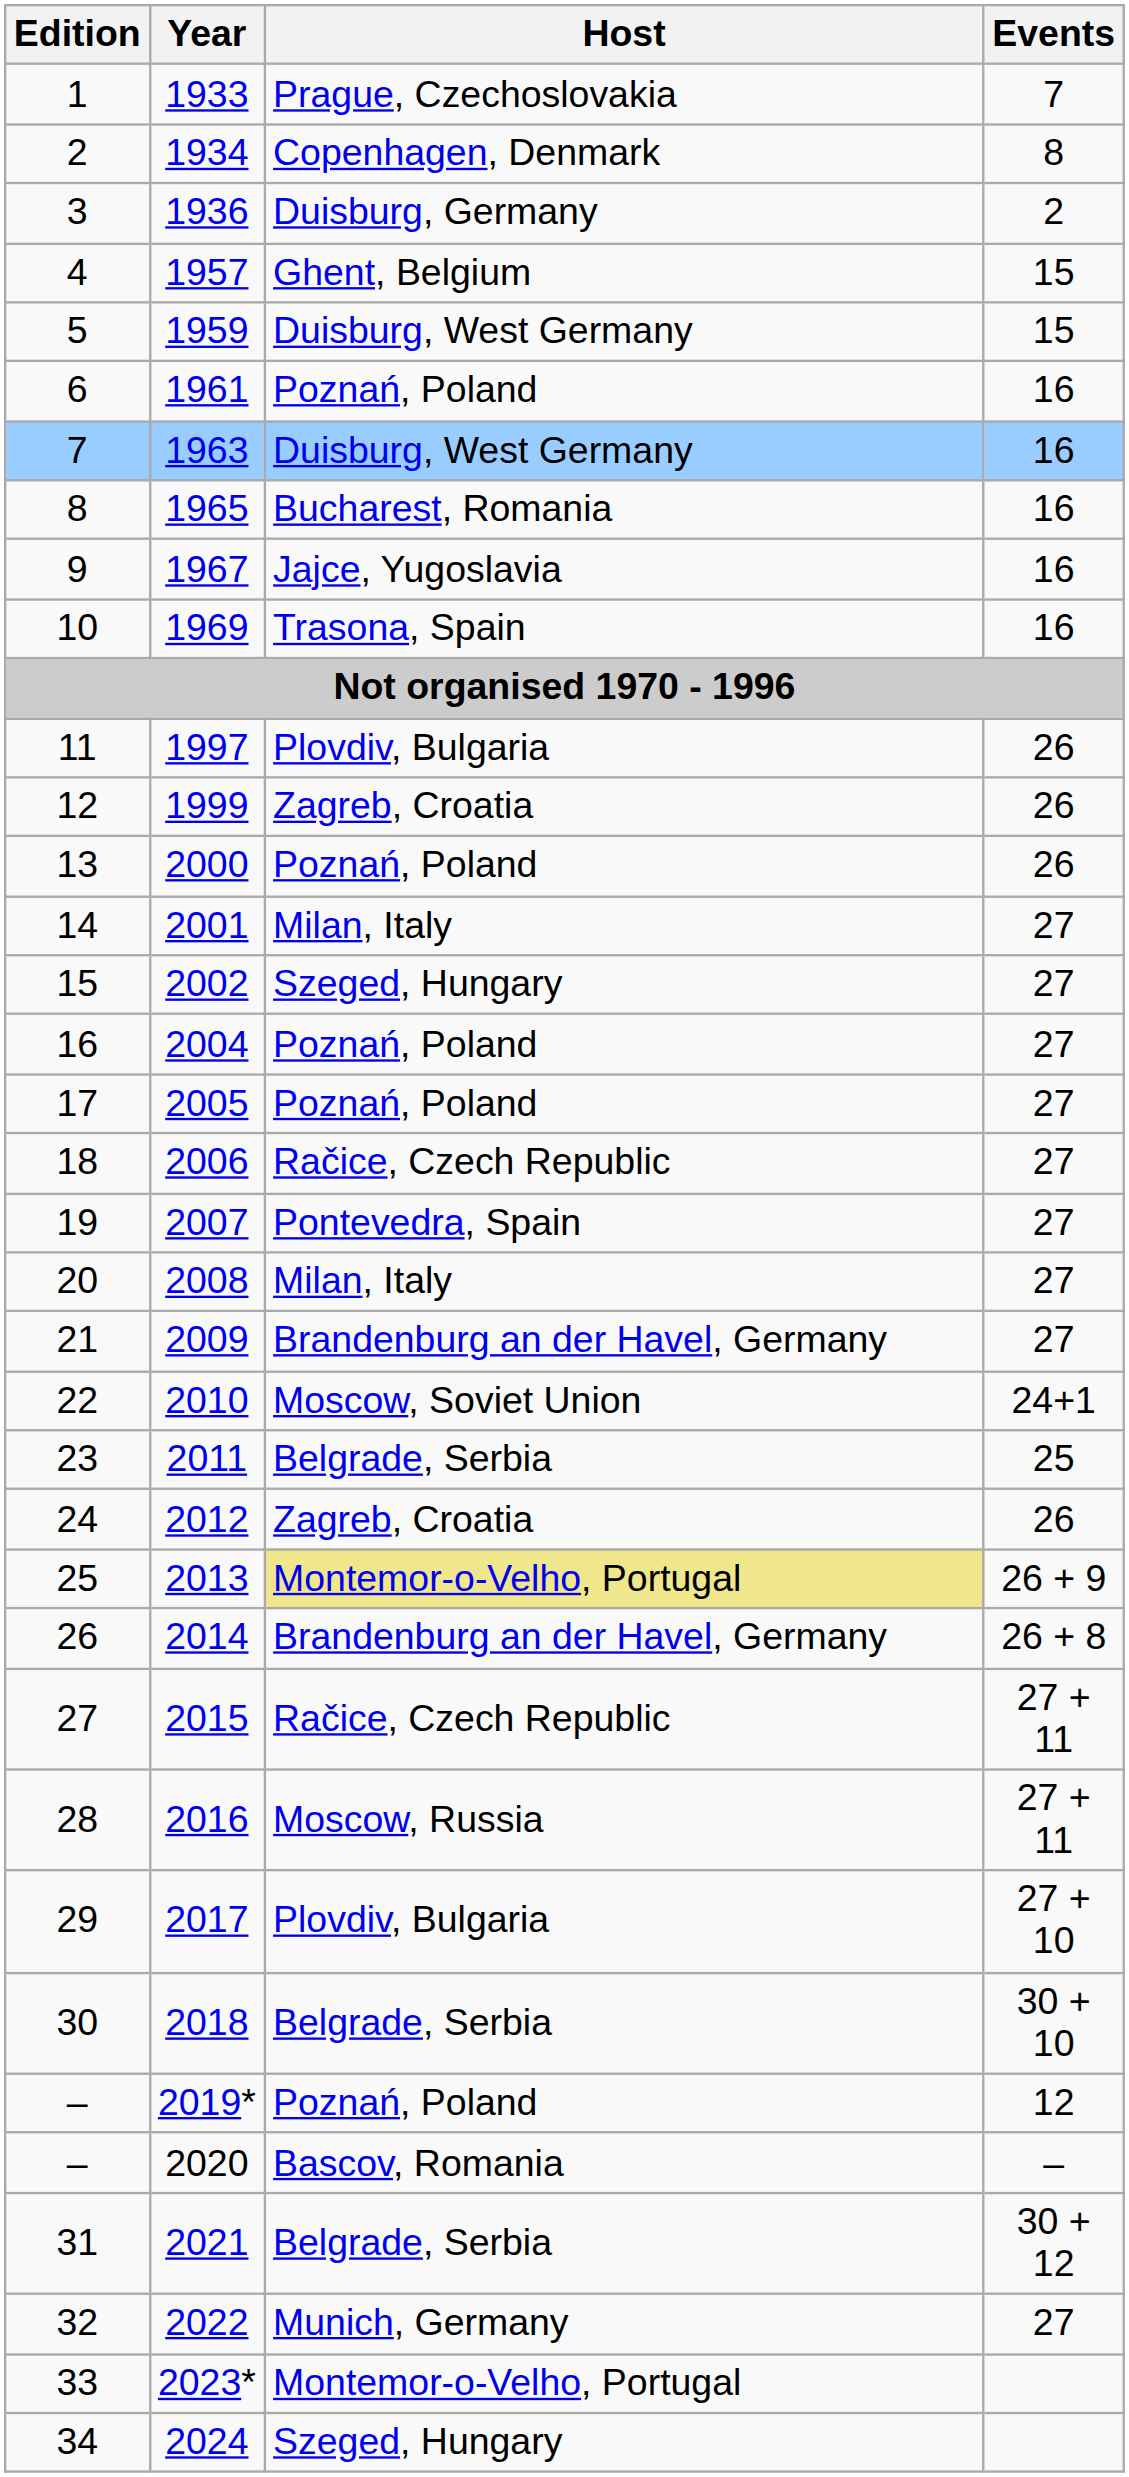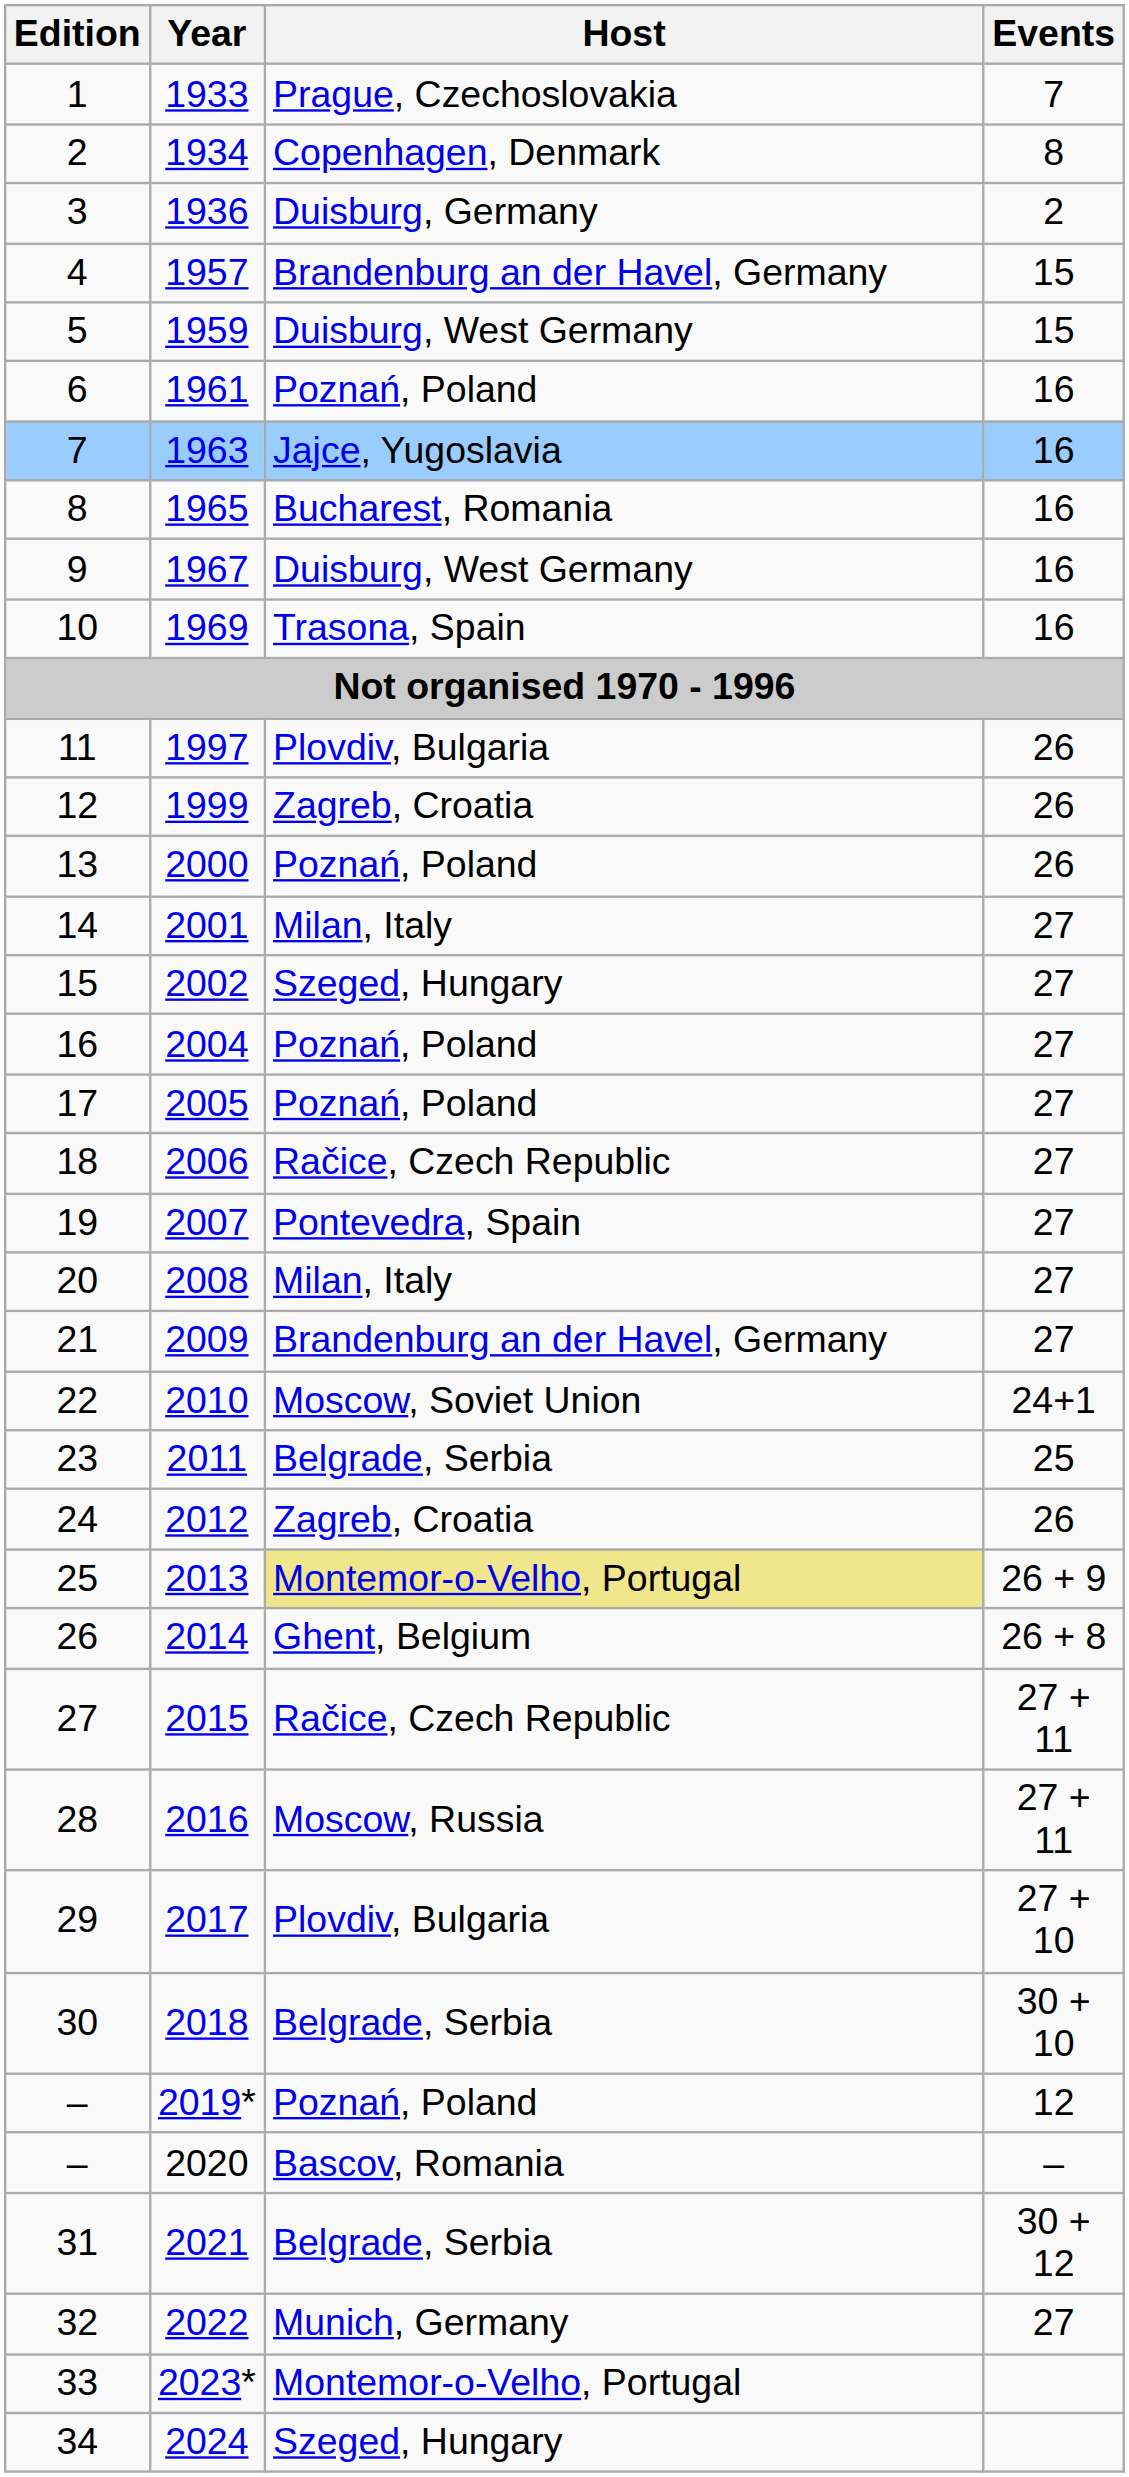(402, 271) Ghent, Belgium -> (580, 271) Brandenburg an der Havel, Germany
(483, 449) Duisburg, West Germany -> (417, 449) Jajce, Yugoslavia
(417, 568) Jajce, Yugoslavia -> (483, 568) Duisburg, West Germany
(580, 1637) Brandenburg an der Havel, Germany -> (402, 1637) Ghent, Belgium
